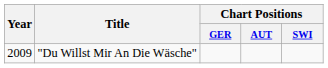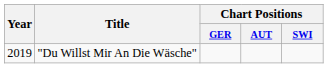(20, 53) 2009 -> (20, 53) 2019
